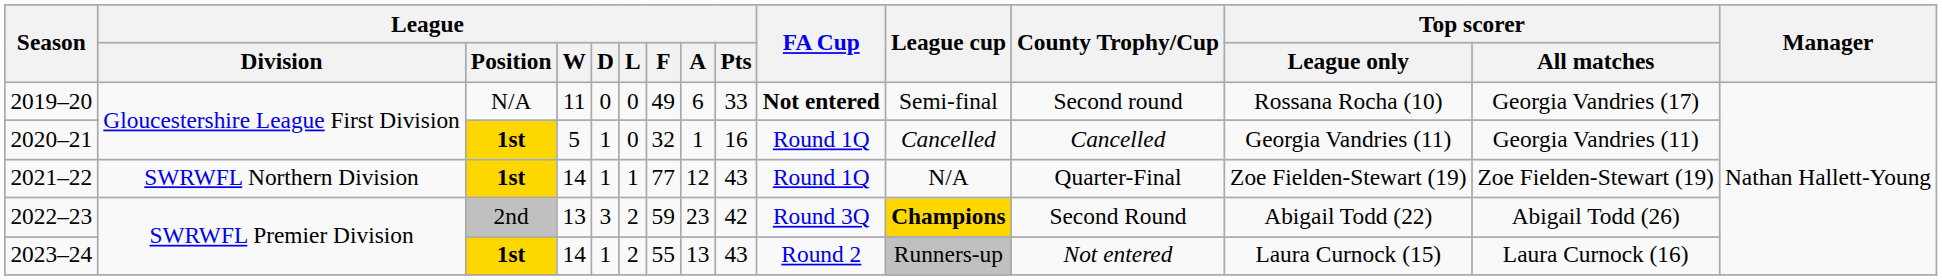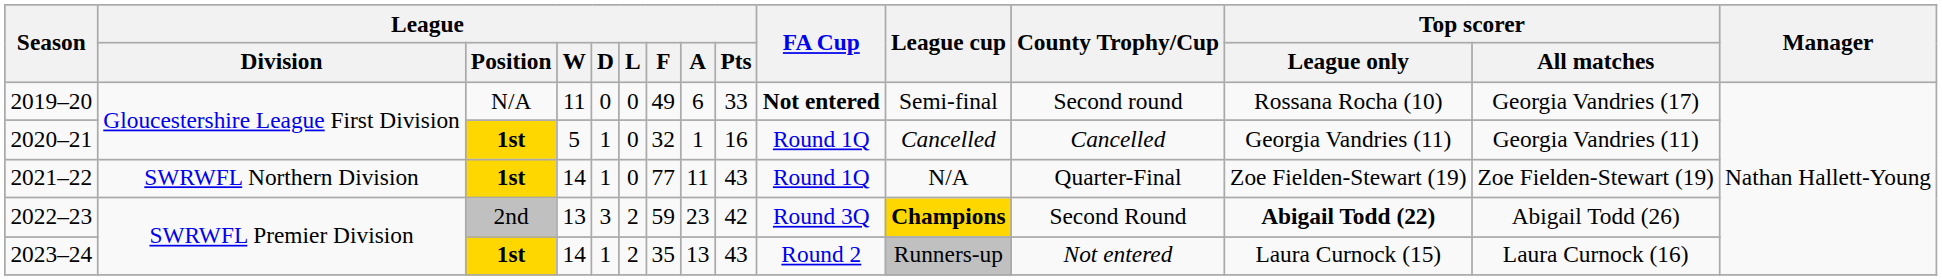(633, 177) 1 -> (633, 177) 0
(698, 177) 12 -> (698, 177) 11
(1348, 216) normal -> (1348, 216) bold
(663, 254) 55 -> (663, 254) 35
